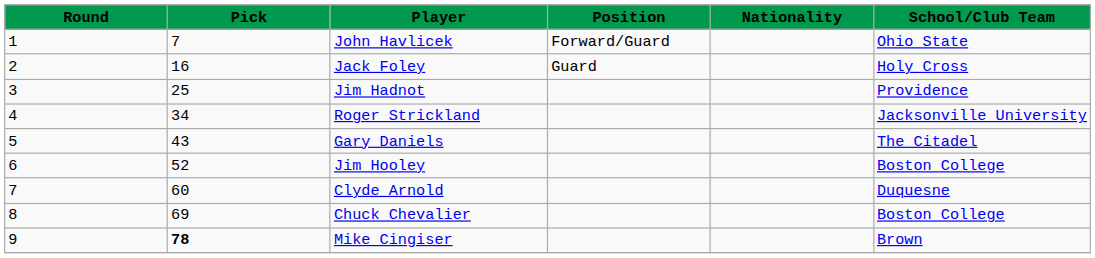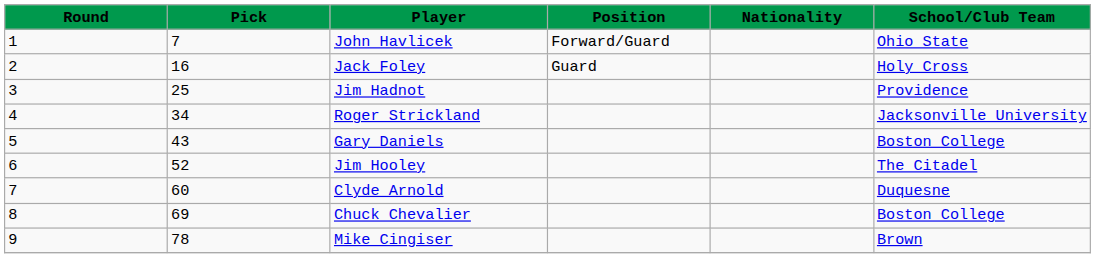(927, 141) The Citadel -> (941, 141) Boston College
(941, 166) Boston College -> (927, 166) The Citadel
(180, 240) bold -> (180, 240) normal
